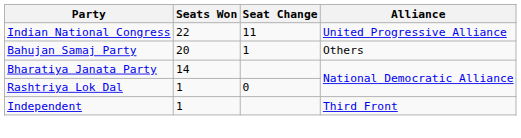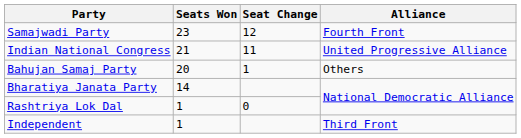+ row: (58, 32)
(183, 32) 22 -> (183, 51) 21
